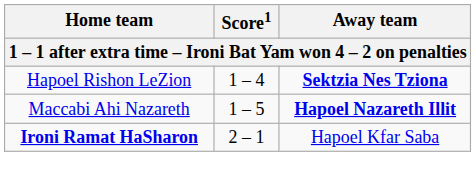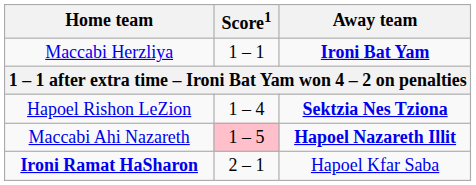+ row: (109, 51)
(247, 108) no background -> (247, 137) pink background
